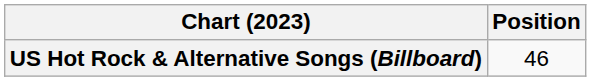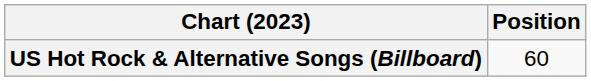(536, 57) 46 -> (536, 57) 60
